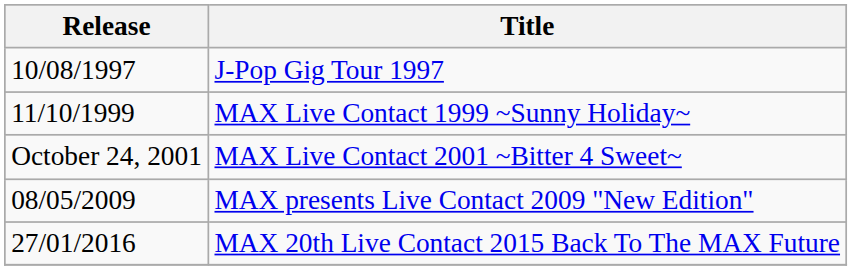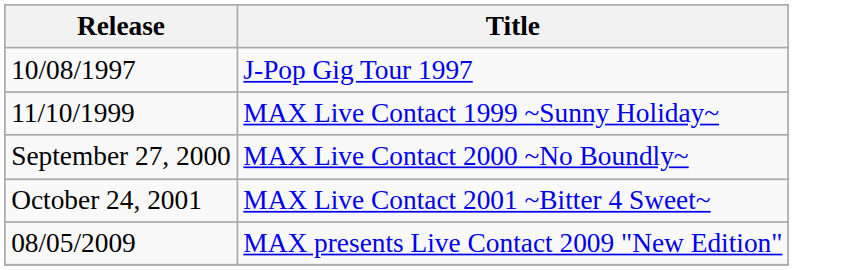+ row: (466, 156)
- row: (527, 243)
